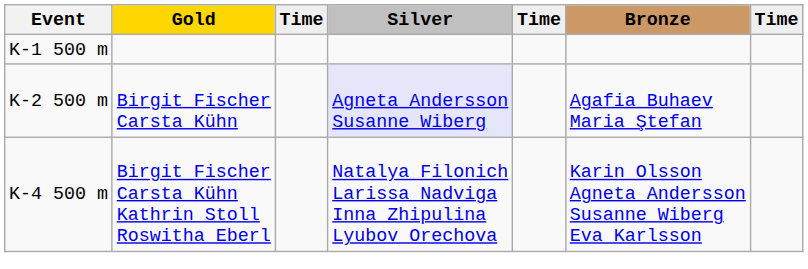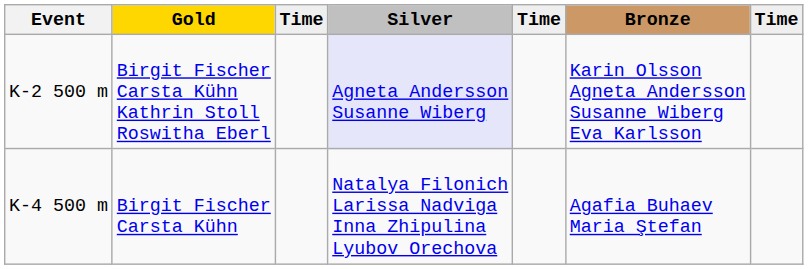- row: (59, 50)
(194, 111) Birgit Fischer Carsta Kühn -> (194, 102) Birgit Fischer Carsta Kühn Kathrin Stoll Roswitha Eberl
(641, 111) Agafia Buhaev Maria Ştefan -> (658, 102) Karin Olsson Agneta Andersson Susanne Wiberg Eva Karlsson
(194, 204) Birgit Fischer Carsta Kühn Kathrin Stoll Roswitha Eberl -> (194, 217) Birgit Fischer Carsta Kühn
(658, 204) Karin Olsson Agneta Andersson Susanne Wiberg Eva Karlsson -> (641, 217) Agafia Buhaev Maria Ştefan
